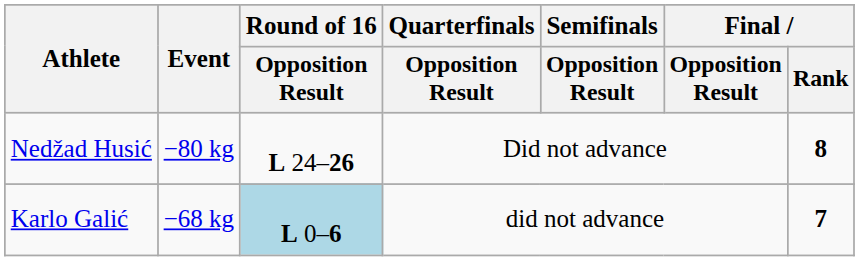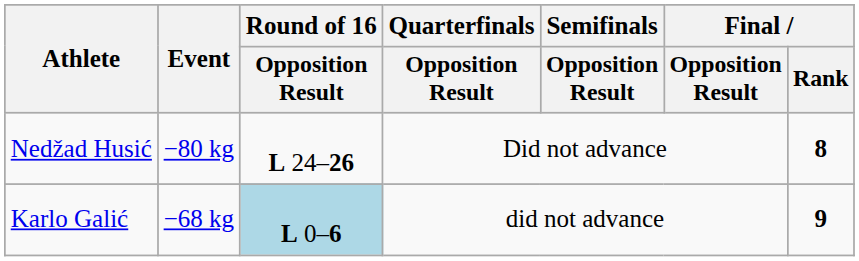(821, 219) 7 -> (821, 219) 9
